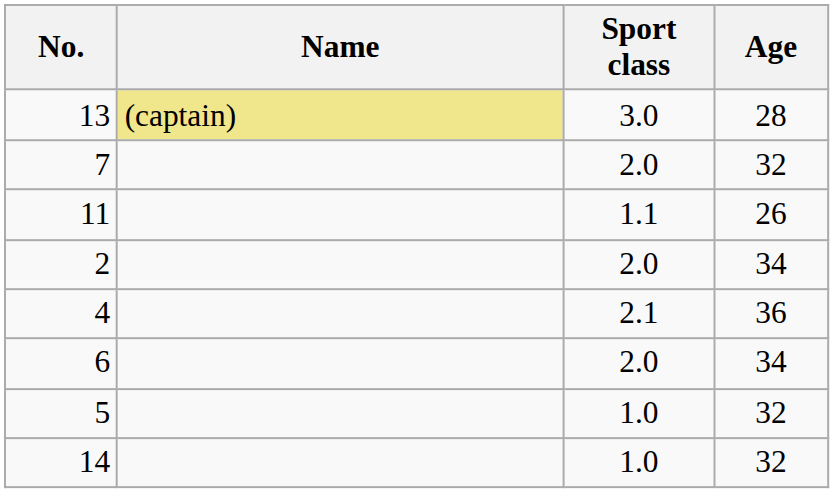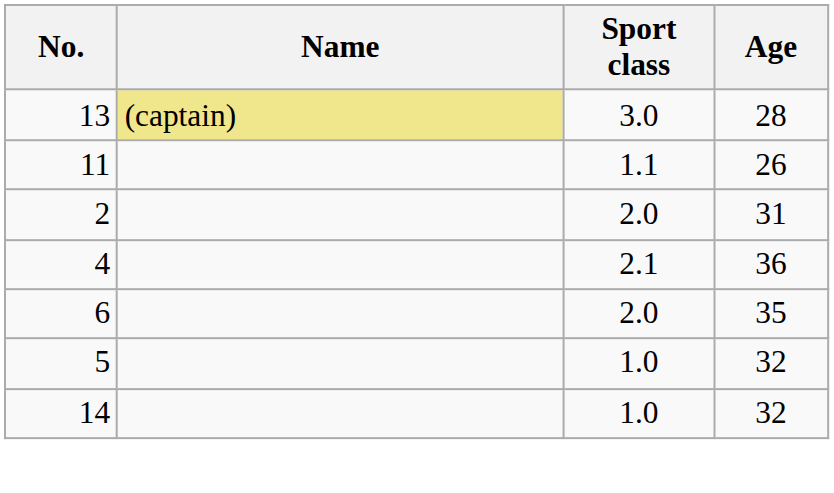- row: (102, 164)
(771, 263) 34 -> (771, 213) 31
(771, 363) 34 -> (771, 313) 35
